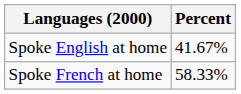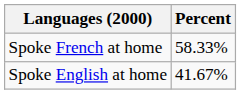rows swapped: (85, 75) <-> (88, 47)
